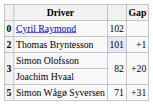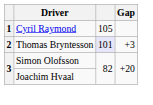(9, 28) 0 -> (9, 28) 1
(117, 28) 102 -> (105, 28) 105
(141, 44) +1 -> (130, 44) +3
- row: (60, 92)
